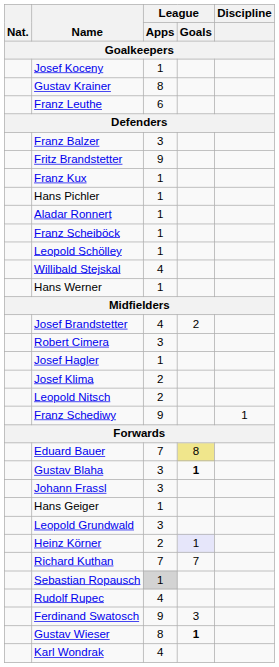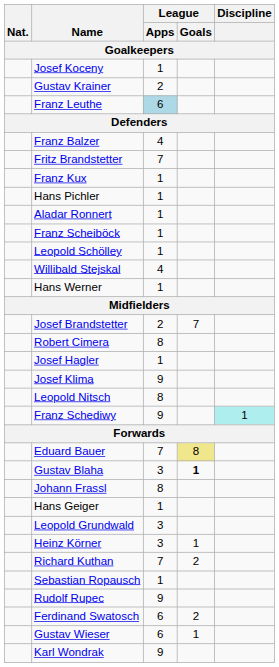(160, 86) 8 -> (160, 86) 2
(160, 104) no background -> (160, 104) lightblue background
(160, 141) 3 -> (160, 141) 4
(160, 159) 9 -> (160, 159) 7
(160, 324) 4 -> (160, 324) 2
(196, 324) 2 -> (196, 324) 7
(160, 342) 3 -> (160, 342) 8
(160, 379) 2 -> (160, 379) 9
(160, 397) 2 -> (160, 397) 8
(244, 415) no background -> (244, 415) paleturquoise background
(160, 488) 3 -> (160, 488) 8
(160, 543) 2 -> (160, 543) 3
(196, 543) lavender background -> (196, 543) no background
(196, 561) 7 -> (196, 561) 2
(160, 580) lightgrey background -> (160, 580) no background
(160, 598) 4 -> (160, 598) 9
(160, 616) 9 -> (160, 616) 6
(196, 616) 3 -> (196, 616) 2
(160, 634) 8 -> (160, 634) 6
(196, 634) bold -> (196, 634) normal
(160, 653) 4 -> (160, 653) 9
